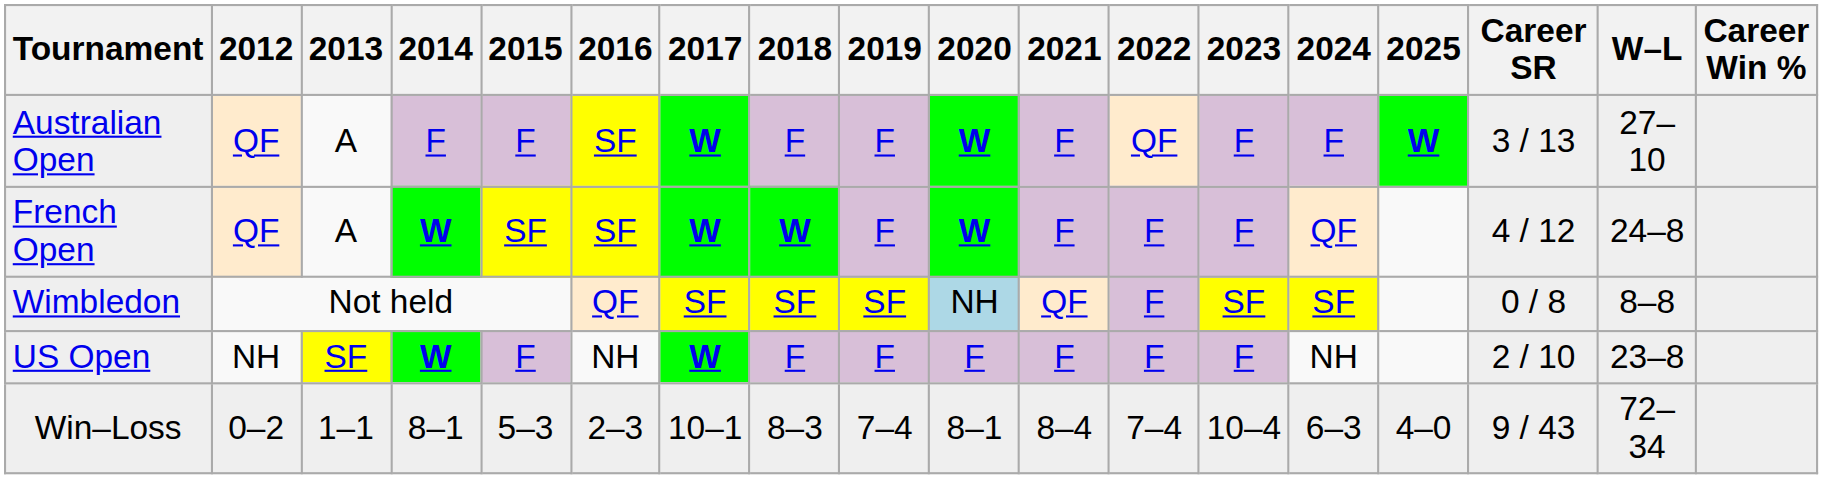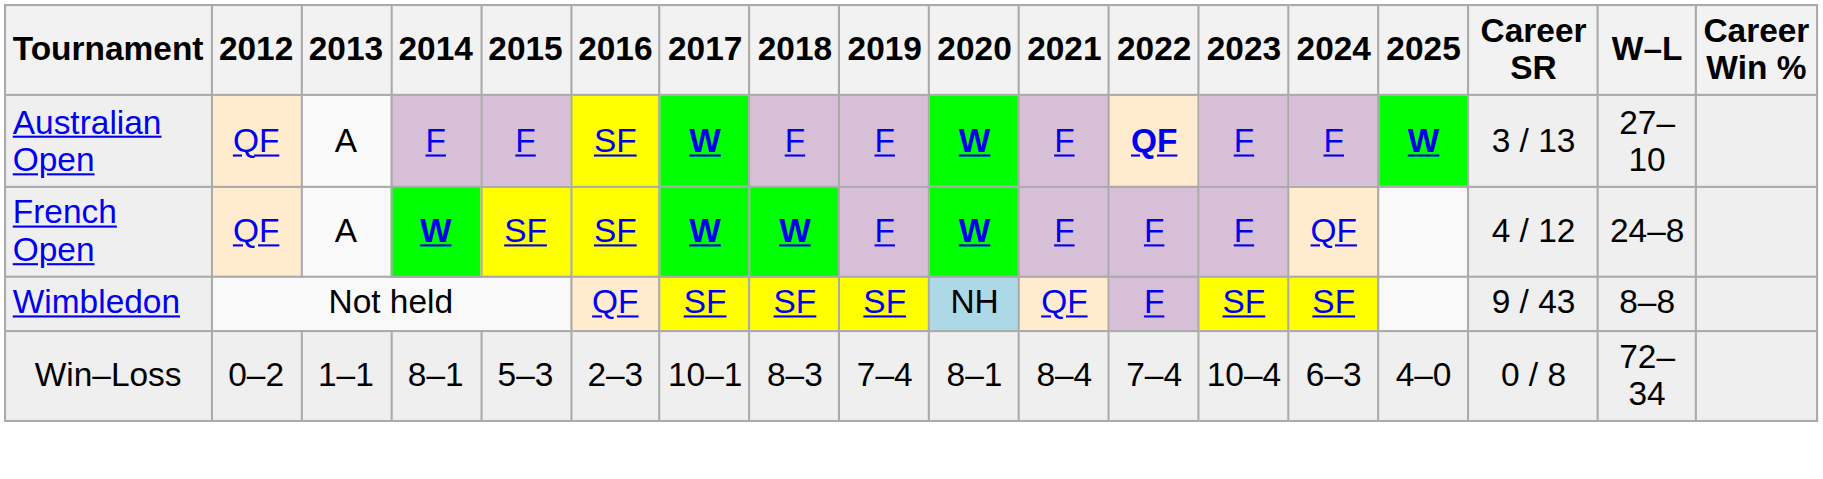(1154, 140) normal -> (1154, 140) bold
(1534, 302) 0 / 8 -> (1534, 302) 9 / 43
- row: (82, 356)
(1534, 427) 9 / 43 -> (1534, 374) 0 / 8
